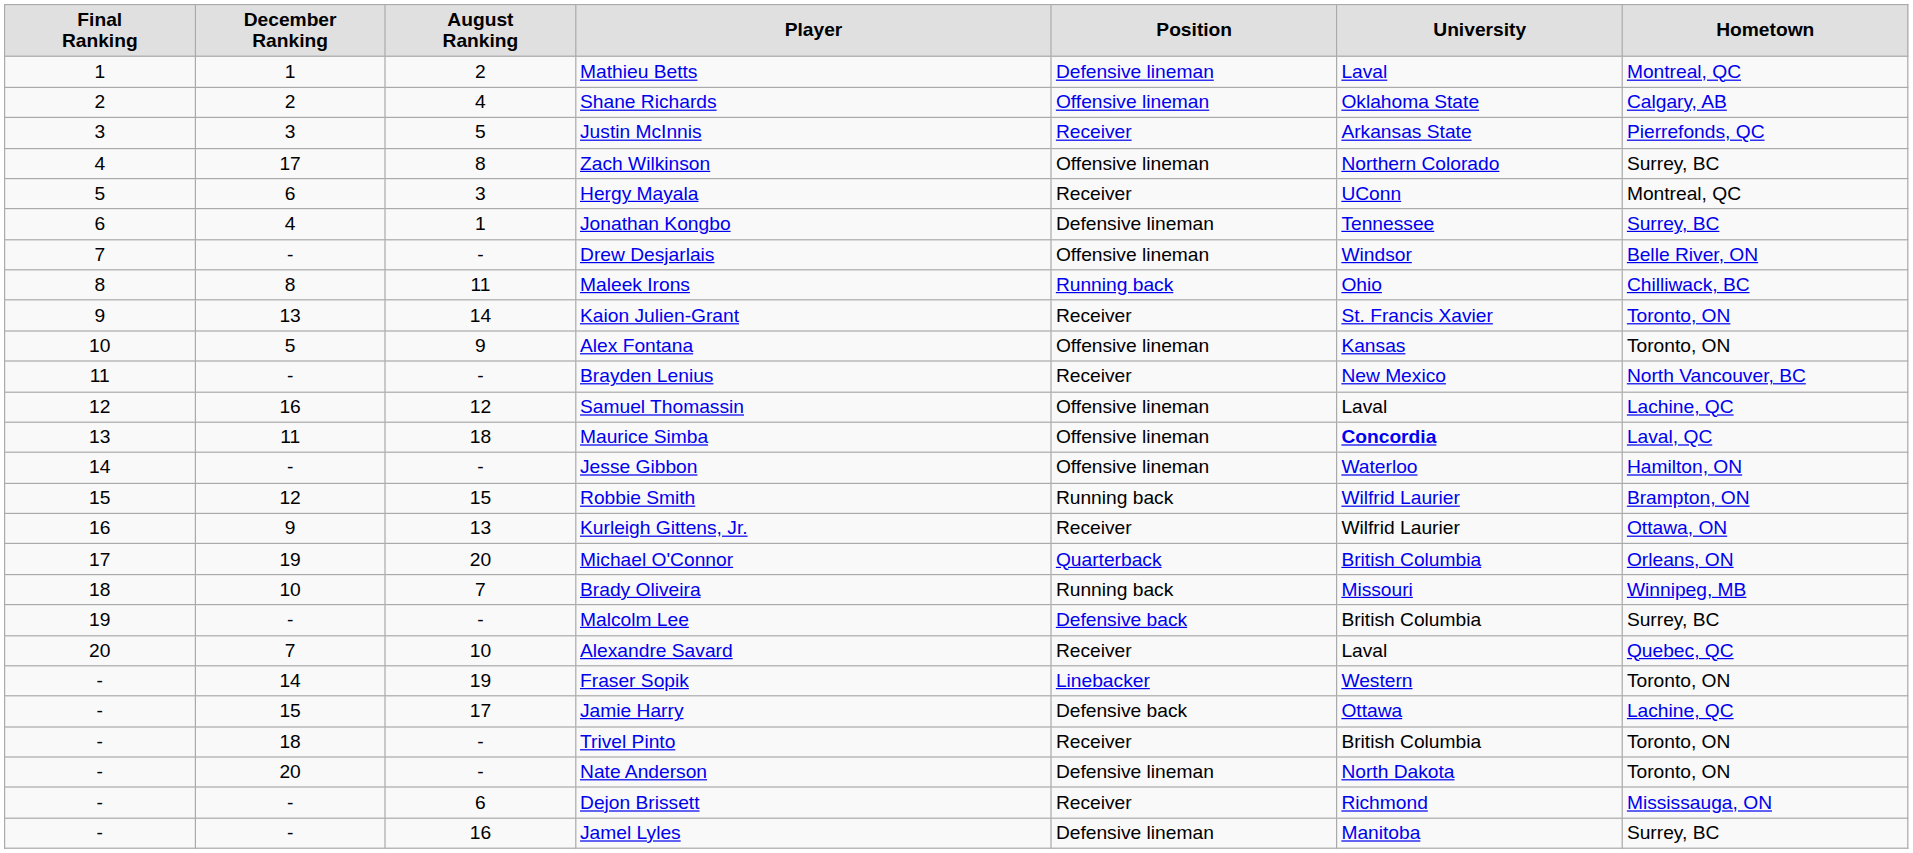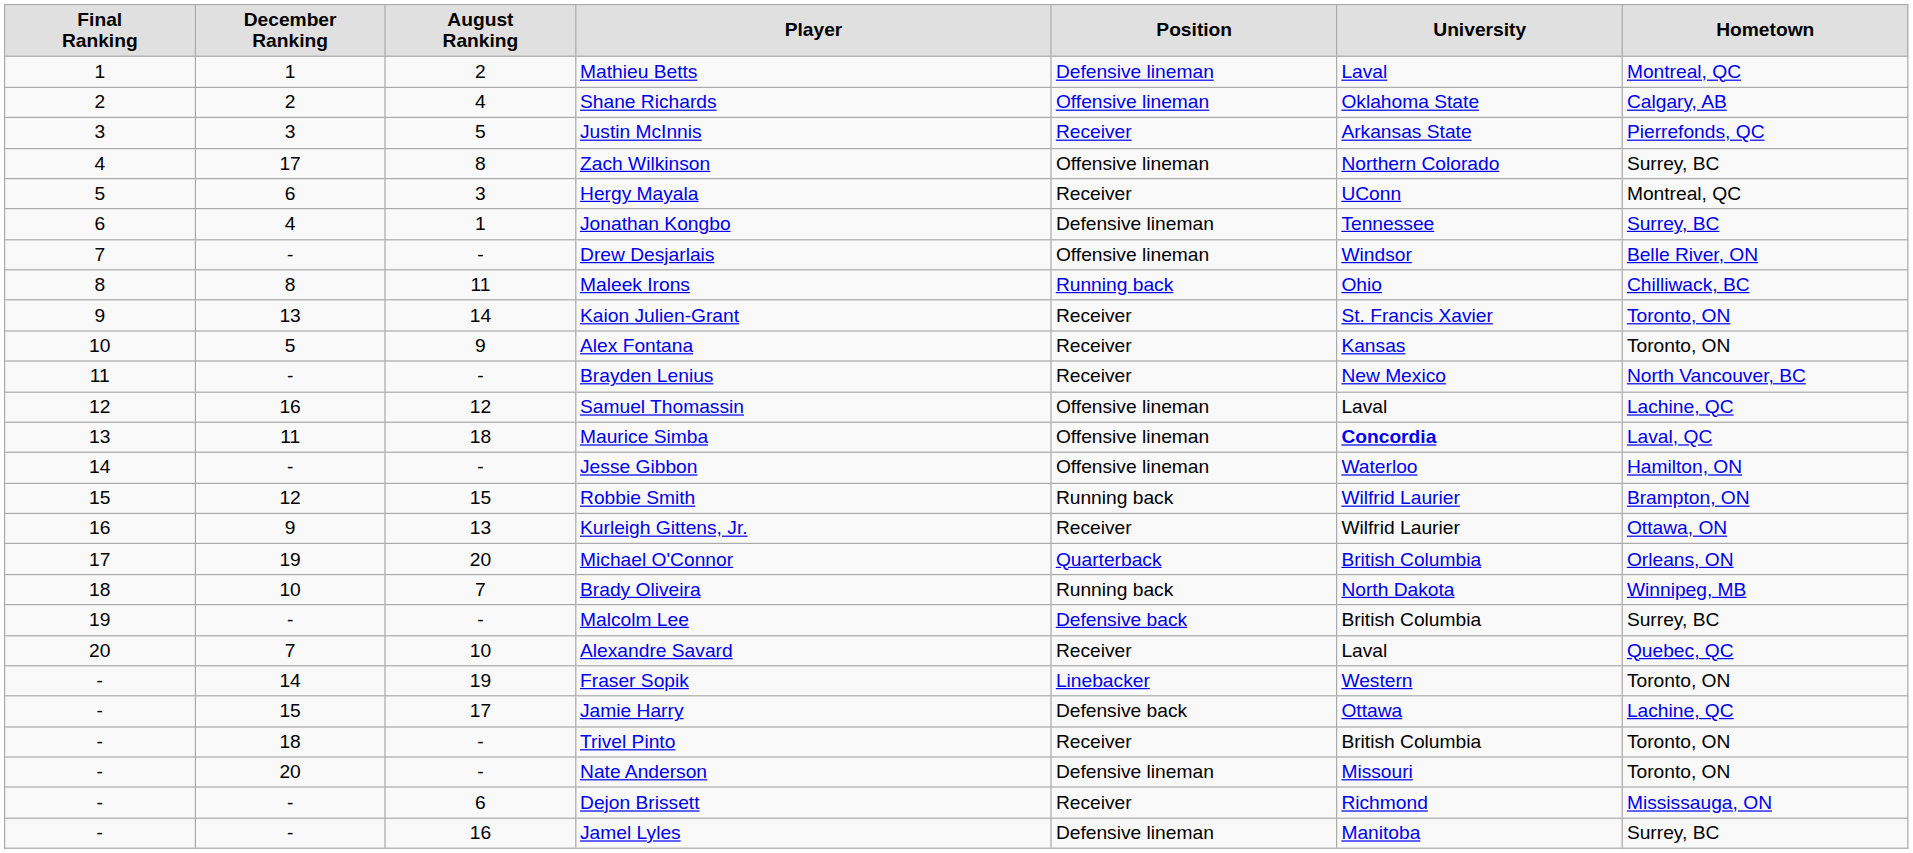(1133, 345) Offensive lineman -> (1094, 345) Receiver
(1377, 589) Missouri -> (1398, 589) North Dakota
(1398, 772) North Dakota -> (1377, 772) Missouri
